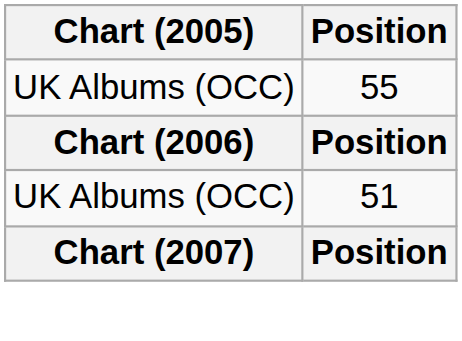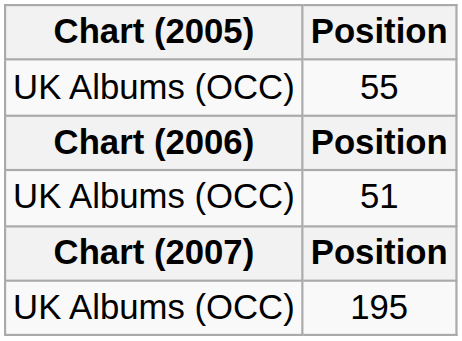+ row: (379, 307)
